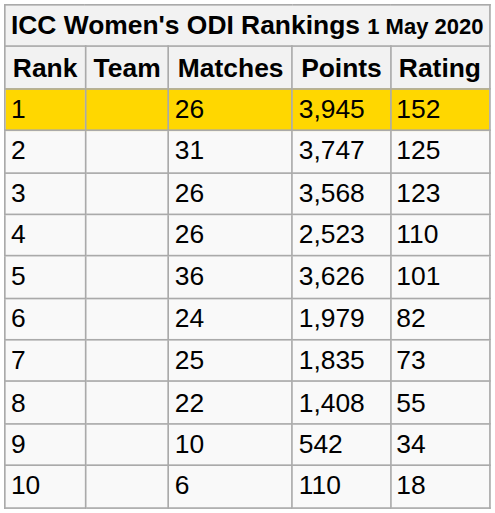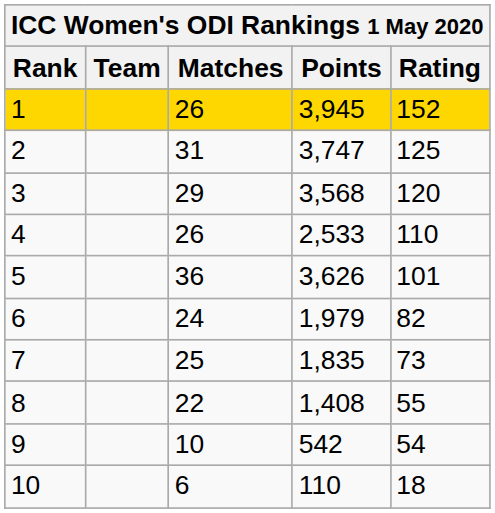(190, 192) 26 -> (190, 192) 29
(418, 192) 123 -> (418, 192) 120
(332, 234) 2,523 -> (332, 234) 2,533
(411, 444) 34 -> (411, 444) 54
